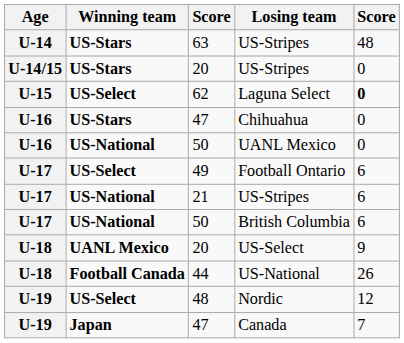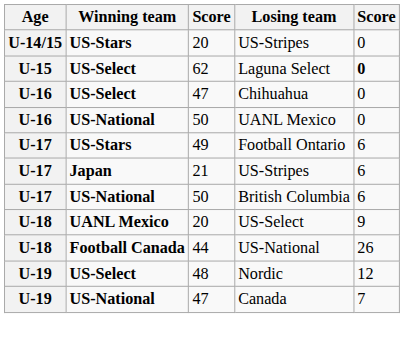- row: (200, 42)
(101, 119) US-Stars -> (103, 94) US-Select
(103, 171) US-Select -> (101, 145) US-Stars
(112, 196) US-National -> (91, 171) Japan
(91, 324) Japan -> (112, 299) US-National
